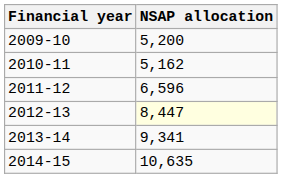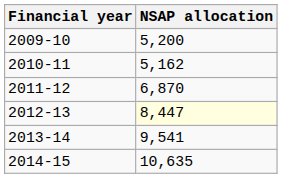(162, 89) 6,596 -> (162, 89) 6,870
(162, 137) 9,341 -> (162, 137) 9,541
